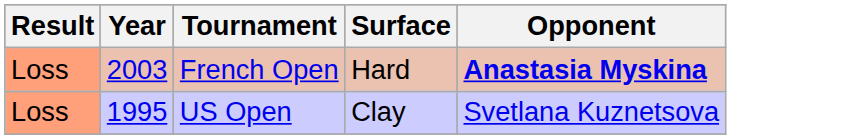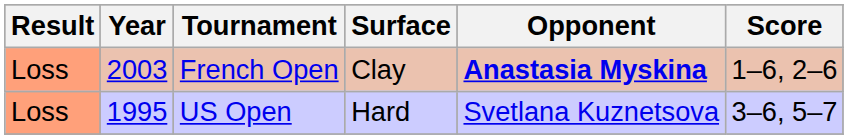+ column: (785, 26)
(381, 69) Hard -> (378, 69) Clay
(378, 112) Clay -> (381, 112) Hard
